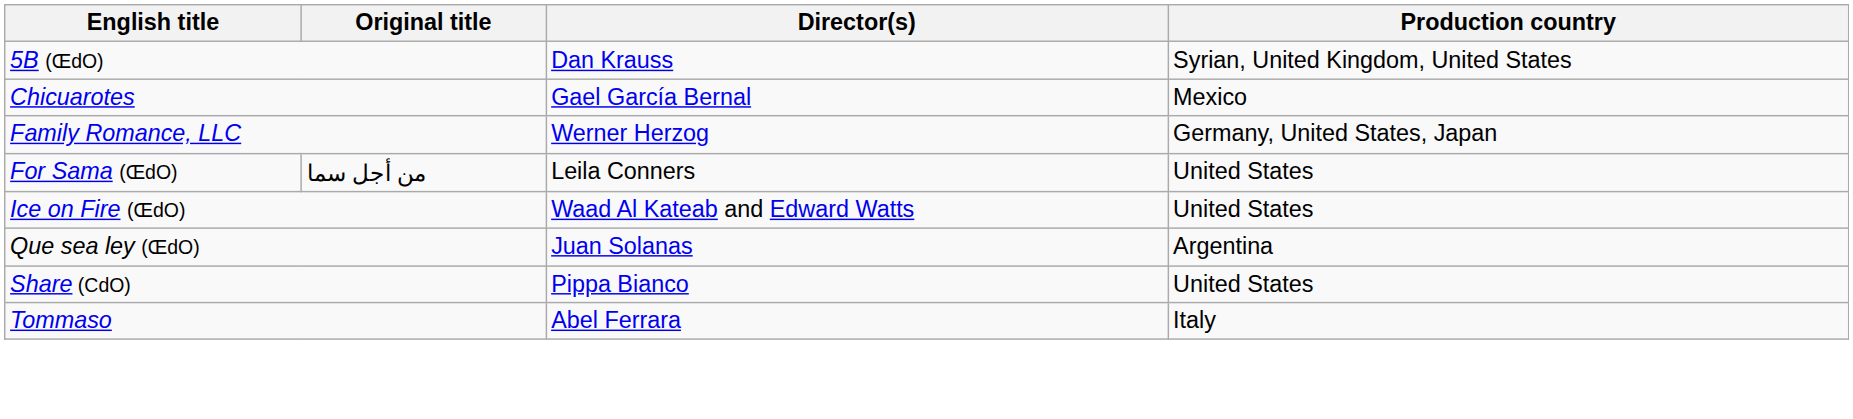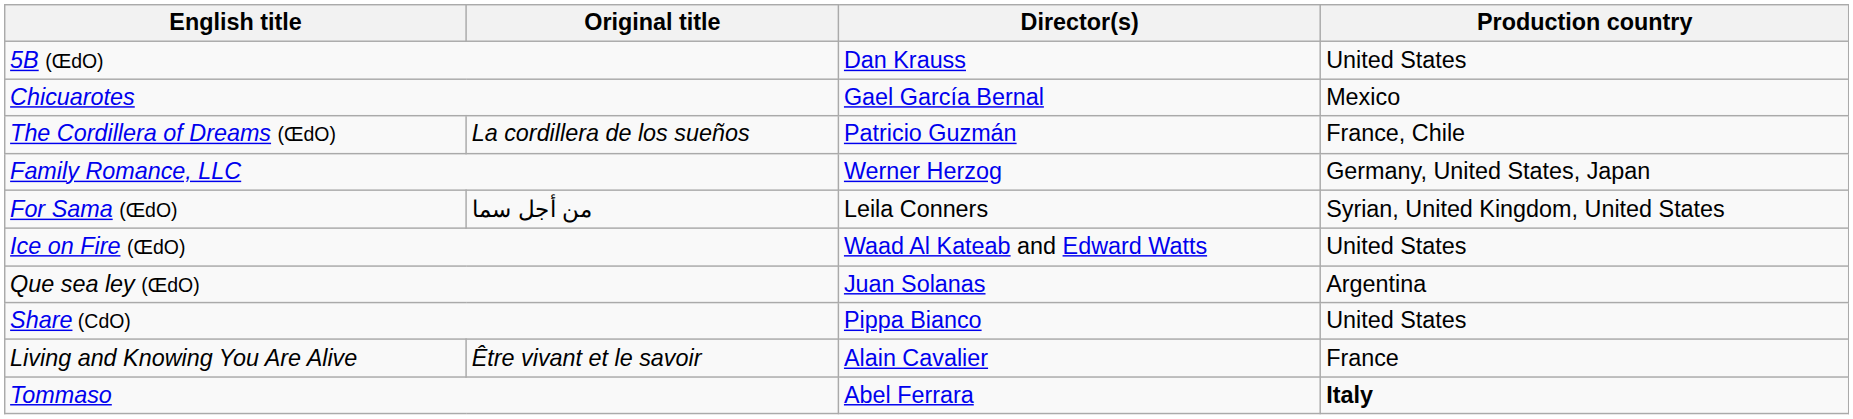(1372, 60) Syrian, United Kingdom, United States -> (1396, 60) United States
+ row: (173, 134)
(1243, 171) United States -> (1525, 208) Syrian, United Kingdom, United States
+ row: (184, 357)
(1195, 320) normal -> (1350, 394) bold
